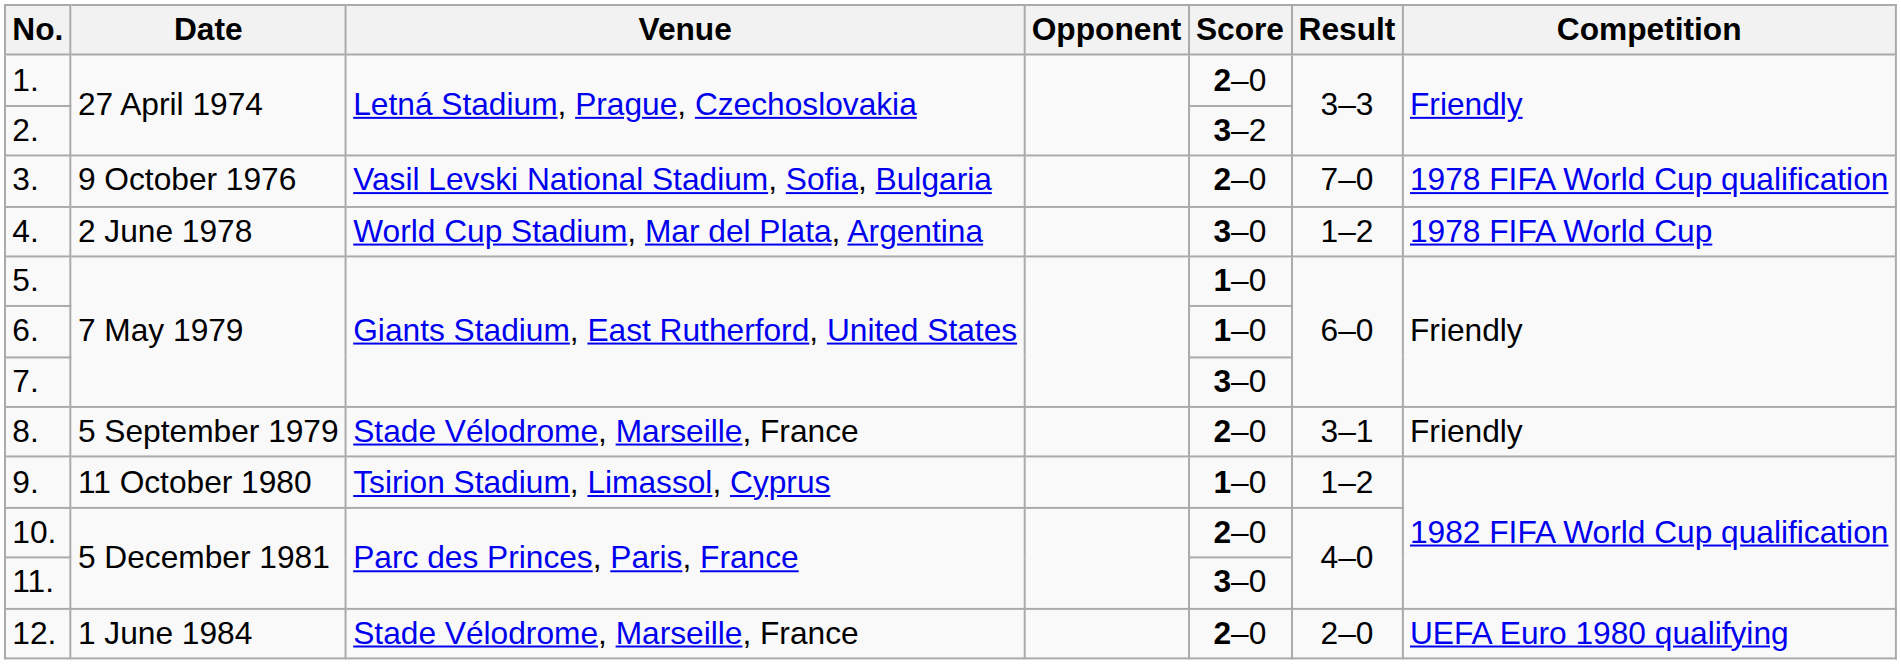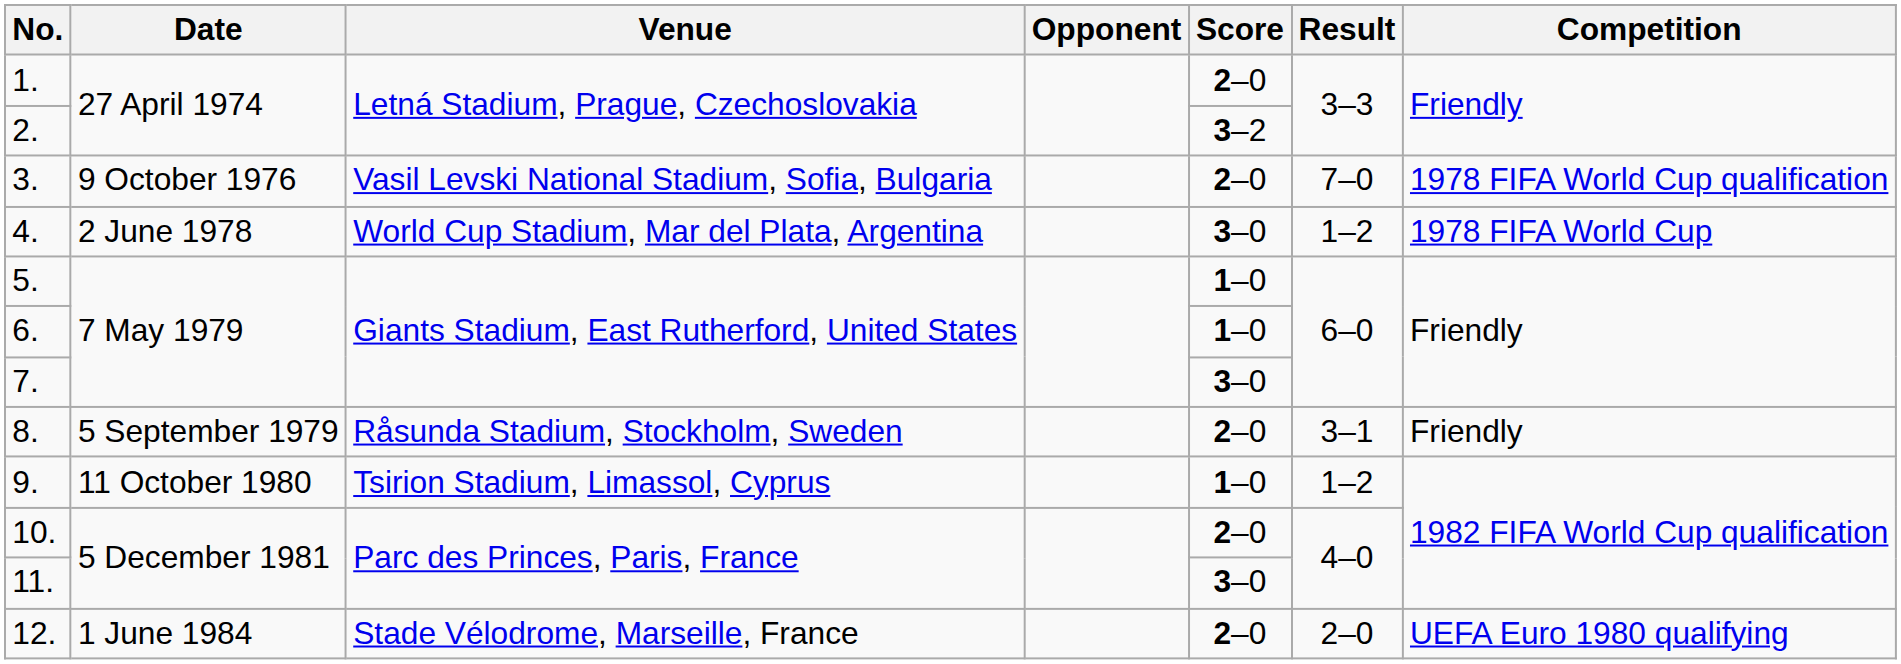(606, 431) Stade Vélodrome, Marseille, France -> (628, 431) Råsunda Stadium, Stockholm, Sweden
